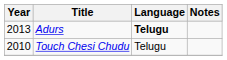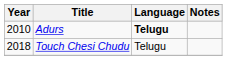(19, 30) 2013 -> (19, 30) 2010
(19, 47) 2010 -> (19, 47) 2018
